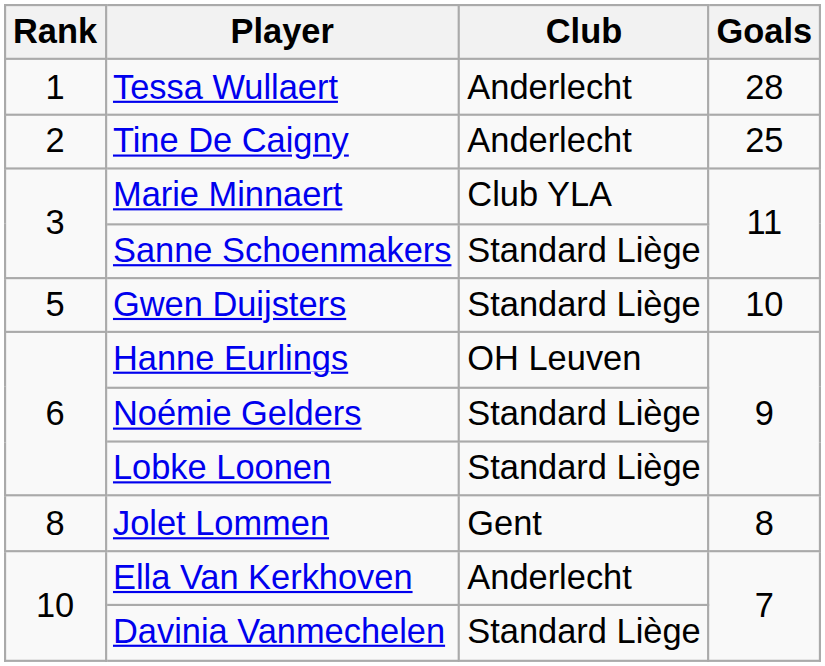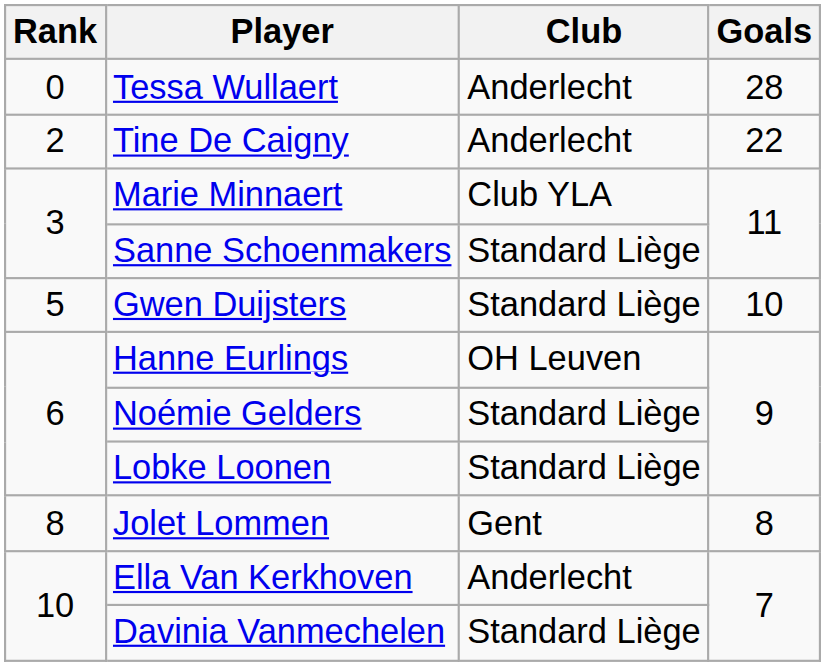(55, 86) 1 -> (55, 86) 0
(764, 140) 25 -> (764, 140) 22
